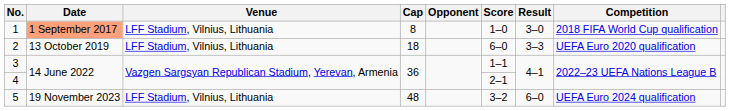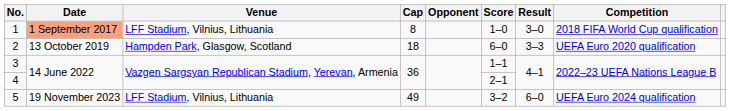(199, 47) LFF Stadium, Vilnius, Lithuania -> (208, 47) Hampden Park, Glasgow, Scotland
(413, 98) 48 -> (413, 98) 49
